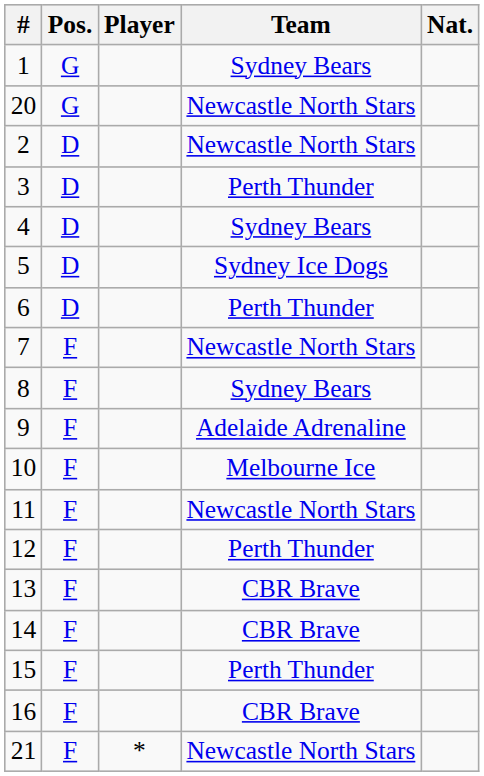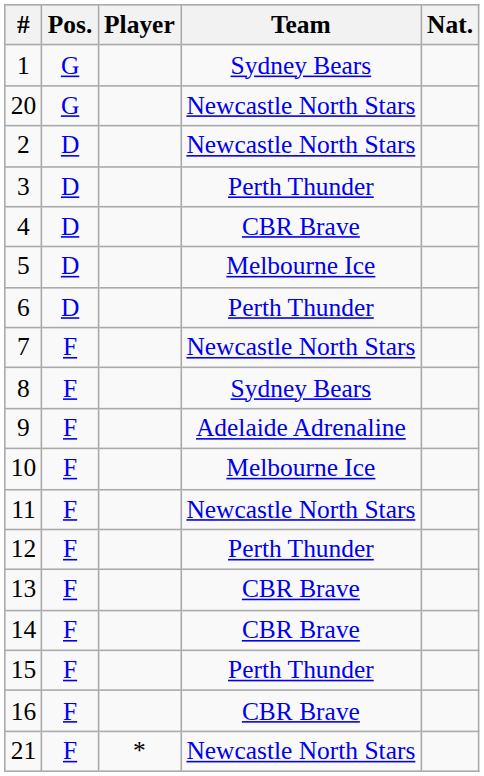(301, 226) Sydney Bears -> (301, 226) CBR Brave
(301, 266) Sydney Ice Dogs -> (301, 266) Melbourne Ice
